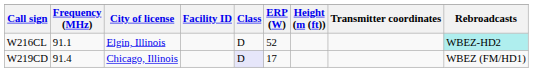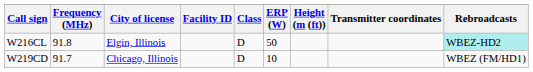(62, 42) 91.1 -> (62, 42) 91.8
(272, 42) 52 -> (272, 42) 50
(62, 59) 91.4 -> (62, 59) 91.7
(241, 59) lavender background -> (241, 59) no background
(272, 59) 17 -> (272, 59) 10
